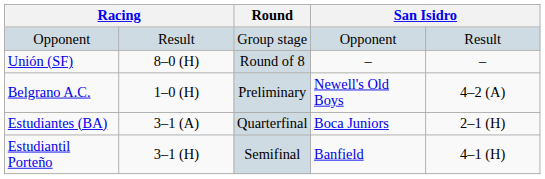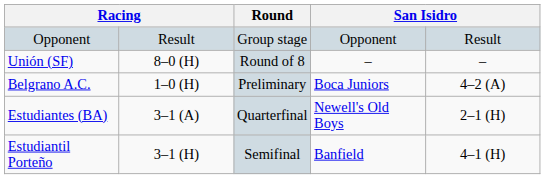(352, 92) Newell's Old Boys -> (351, 84) Boca Juniors
(351, 123) Boca Juniors -> (352, 115) Newell's Old Boys
